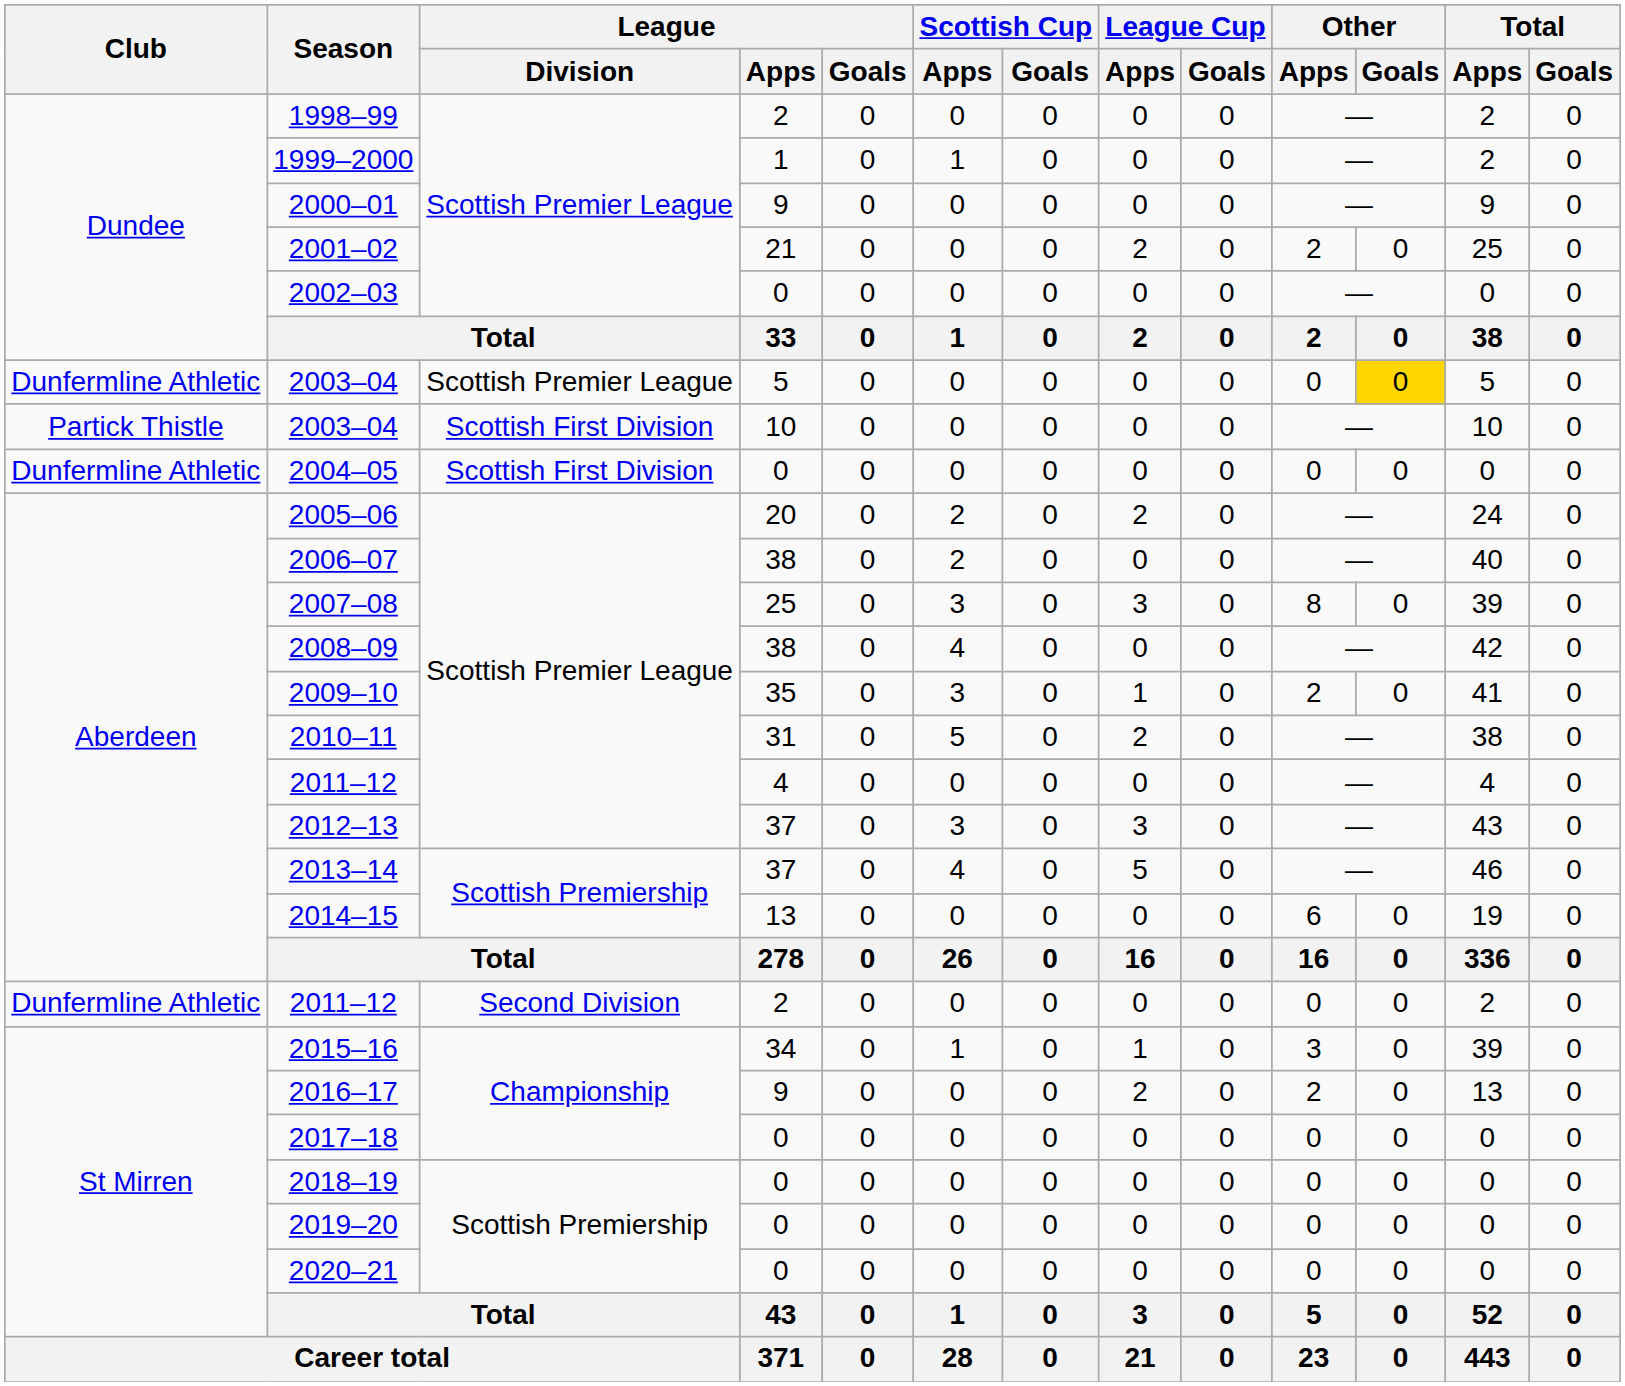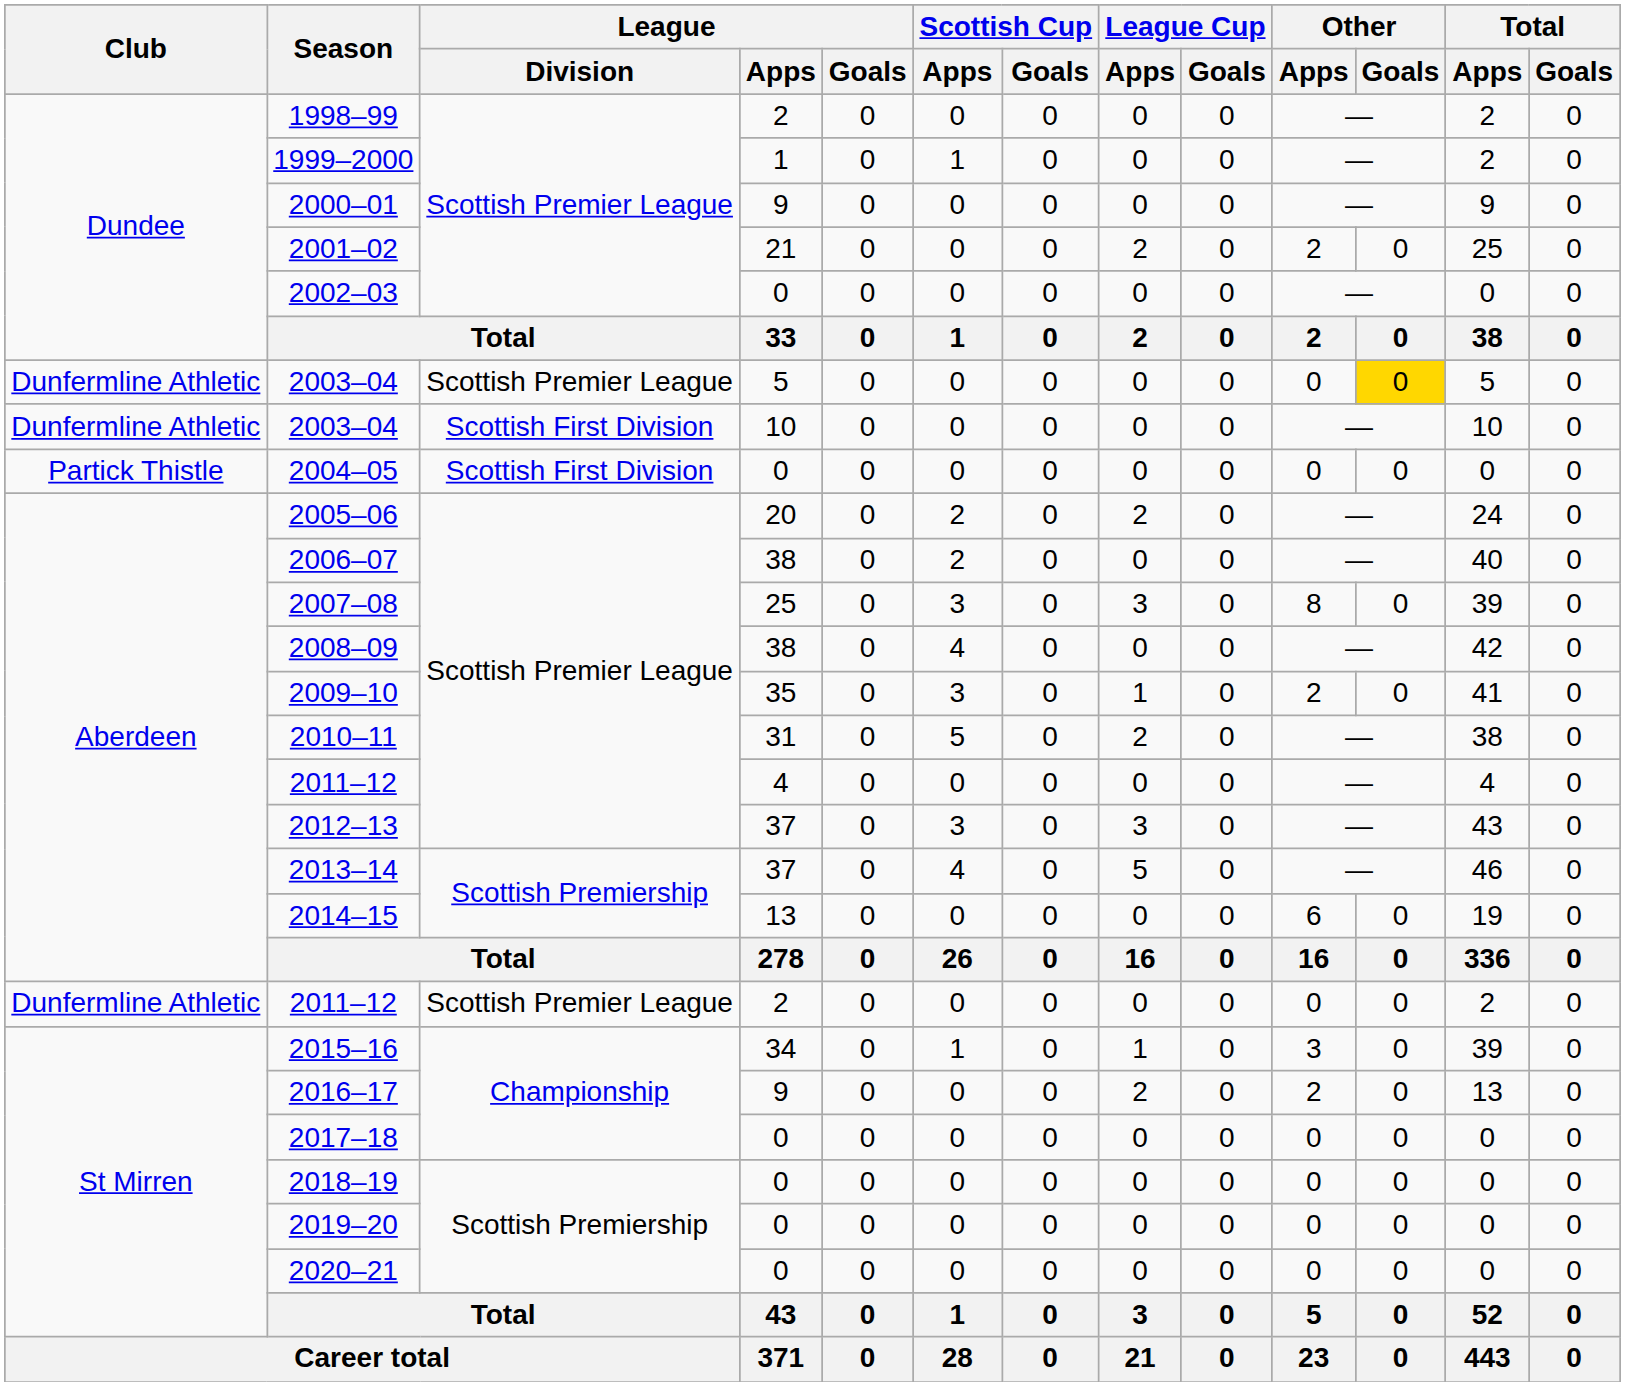(136, 426) Partick Thistle -> (136, 426) Dunfermline Athletic
(136, 470) Dunfermline Athletic -> (136, 470) Partick Thistle
(580, 1003) Second Division -> (580, 1003) Scottish Premier League
